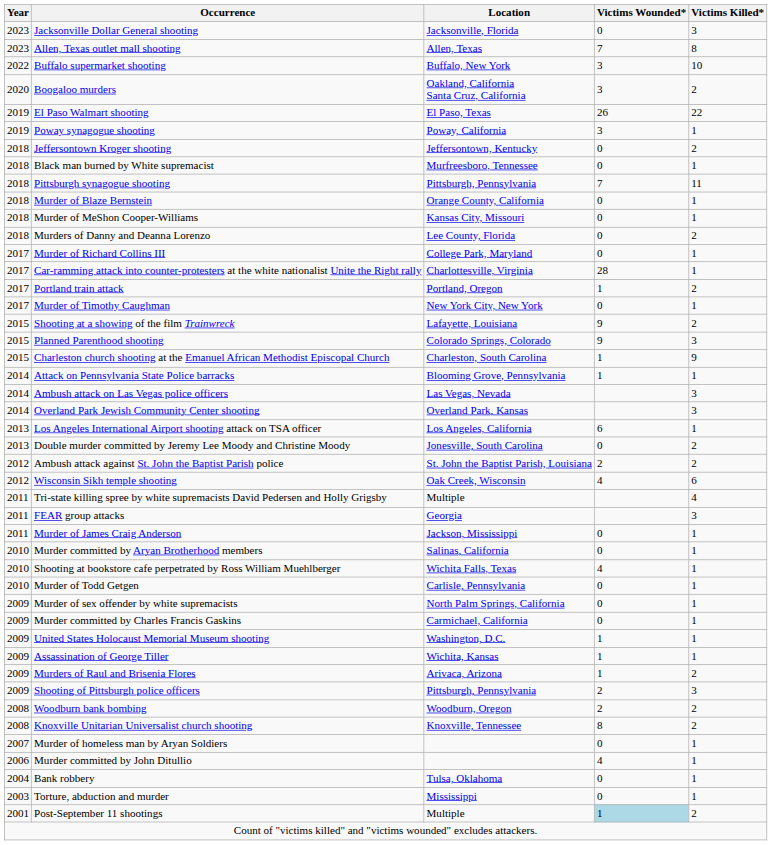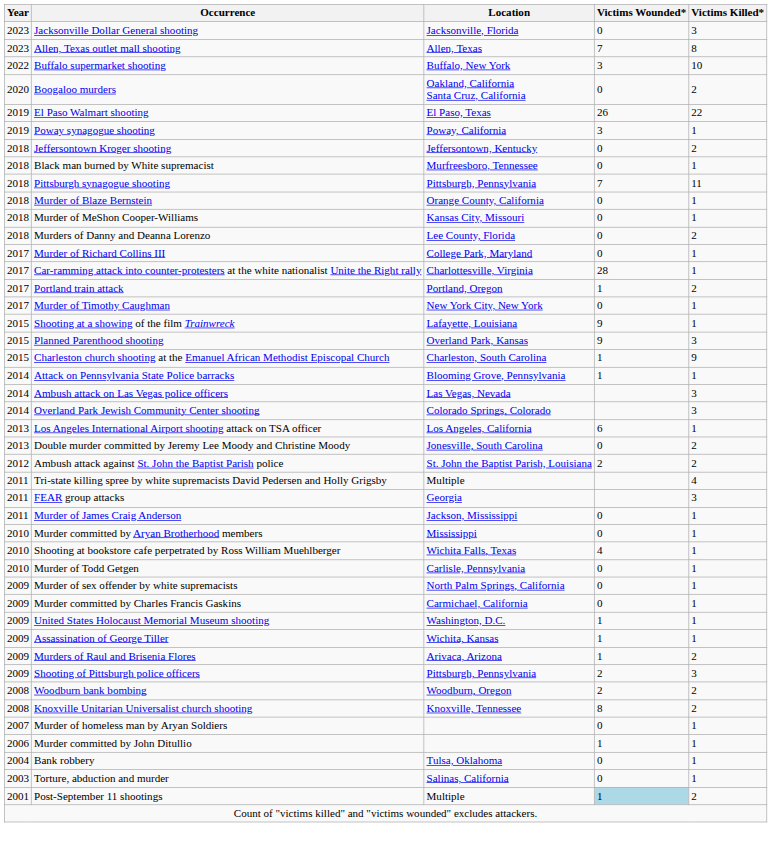(600, 89) 3 -> (600, 89) 0
(694, 323) 2 -> (694, 323) 1
(489, 340) Colorado Springs, Colorado -> (477, 340) Overland Park, Kansas
(477, 410) Overland Park, Kansas -> (489, 410) Colorado Springs, Colorado
- row: (105, 480)
(468, 550) Salinas, California -> (452, 533) Mississippi
(600, 761) 4 -> (600, 743) 1
(452, 796) Mississippi -> (468, 778) Salinas, California
